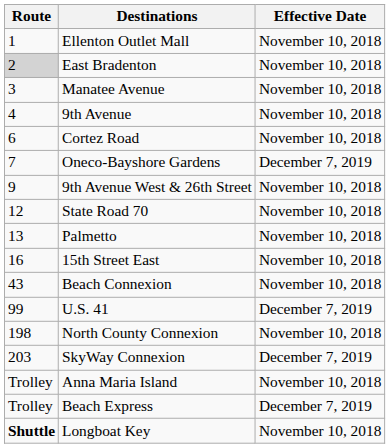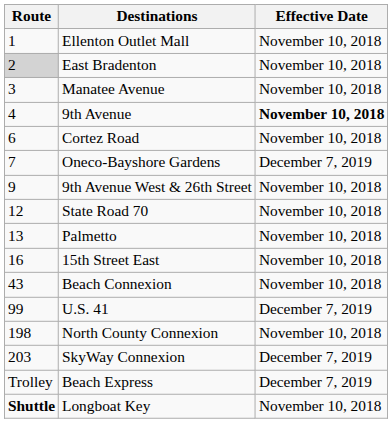(320, 114) normal -> (322, 114) bold
- row: (120, 382)
